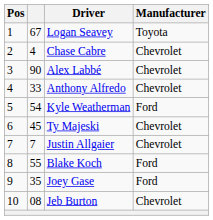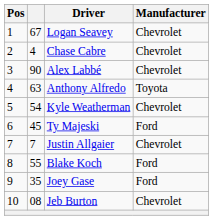(152, 32) Toyota -> (159, 32) Chevrolet
(36, 88) 33 -> (36, 88) 63
(159, 88) Chevrolet -> (152, 88) Toyota
(147, 106) Ford -> (159, 106) Chevrolet
(159, 125) Chevrolet -> (147, 125) Ford
